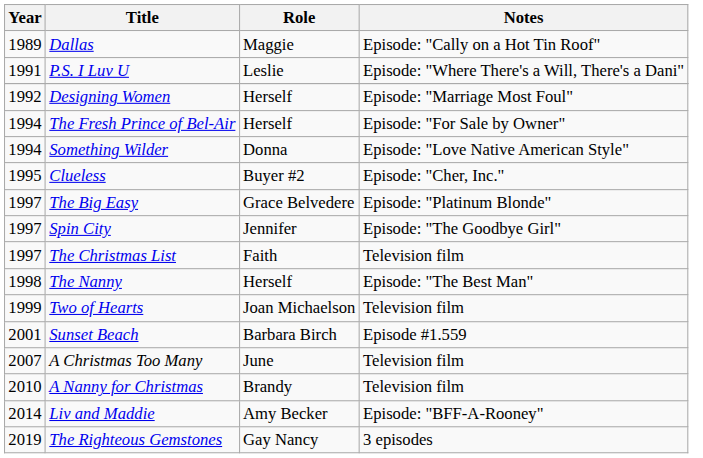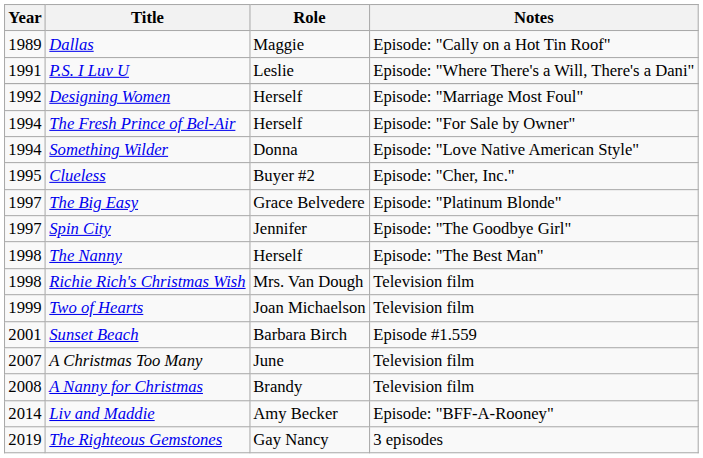- row: (113, 255)
+ row: (147, 281)
(25, 387) 2010 -> (25, 387) 2008
